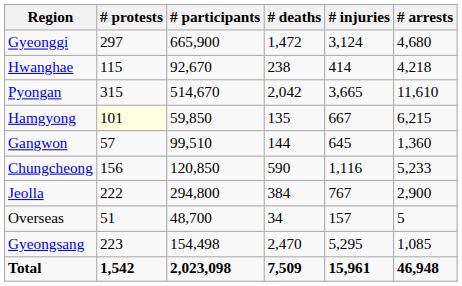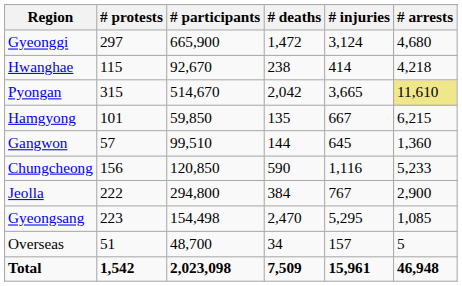(418, 93) no background -> (418, 93) khaki background
(111, 118) lightyellow background -> (111, 118) no background
rows swapped: (46, 244) <-> (36, 218)
